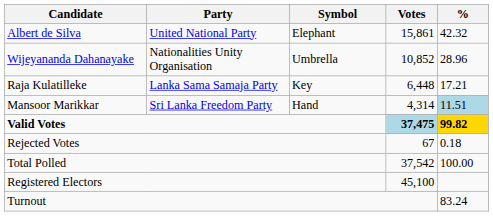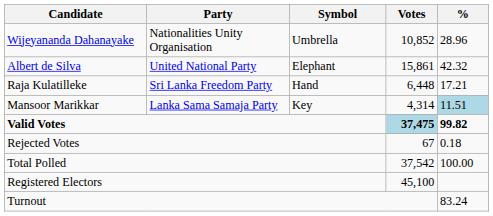rows swapped: (44, 33) <-> (71, 59)
(214, 85) Lanka Sama Samaja Party -> (211, 85) Sri Lanka Freedom Party
(302, 85) Key -> (305, 85) Hand
(211, 104) Sri Lanka Freedom Party -> (214, 104) Lanka Sama Samaja Party
(305, 104) Hand -> (302, 104) Key
(454, 124) gold background -> (454, 124) no background
